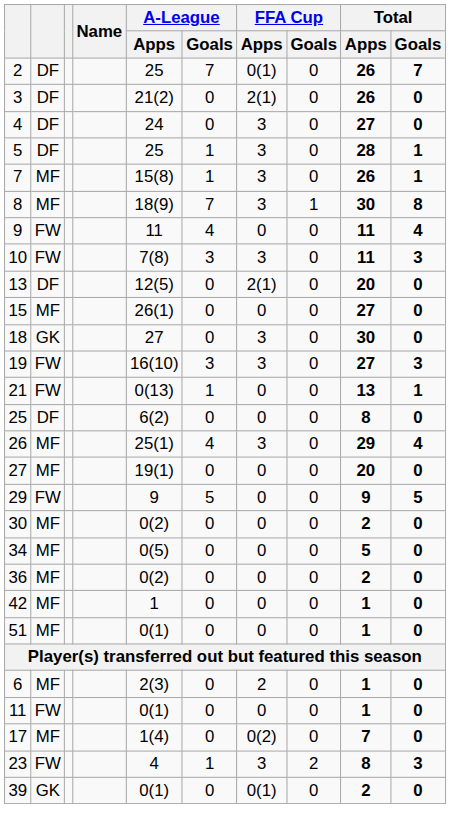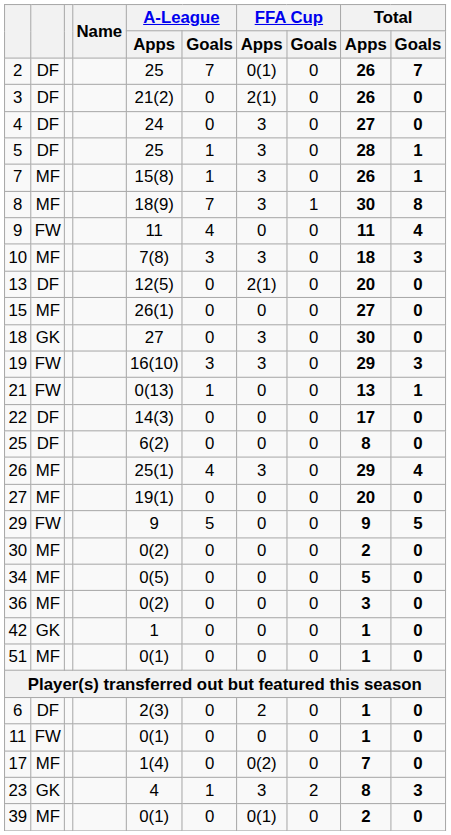(48, 257) FW -> (48, 257) MF
(366, 257) 11 -> (366, 257) 18
(366, 364) 27 -> (366, 364) 29
+ row: (18, 417)
(366, 577) 2 -> (366, 603) 3
(48, 603) MF -> (48, 630) GK
(48, 683) MF -> (48, 710) DF
(48, 763) FW -> (48, 790) GK
(48, 790) GK -> (48, 817) MF
